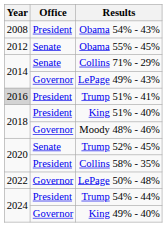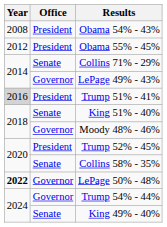(47, 46) Senate -> (52, 46) President
(52, 113) President -> (47, 113) Senate
(47, 146) Senate -> (52, 146) President
(52, 163) President -> (47, 163) Senate
(17, 180) normal -> (17, 180) bold
(52, 197) President -> (53, 197) Governor
(53, 213) Governor -> (47, 213) Senate
